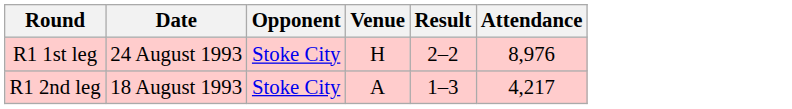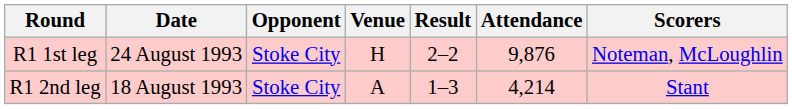+ column: (687, 20)
(532, 53) 8,976 -> (532, 53) 9,876
(532, 86) 4,217 -> (532, 86) 4,214
